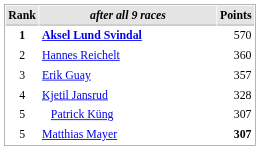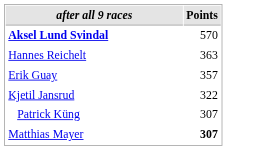- column: (22, 15)
(243, 55) 360 -> (209, 55) 363
(243, 95) 328 -> (209, 95) 322
